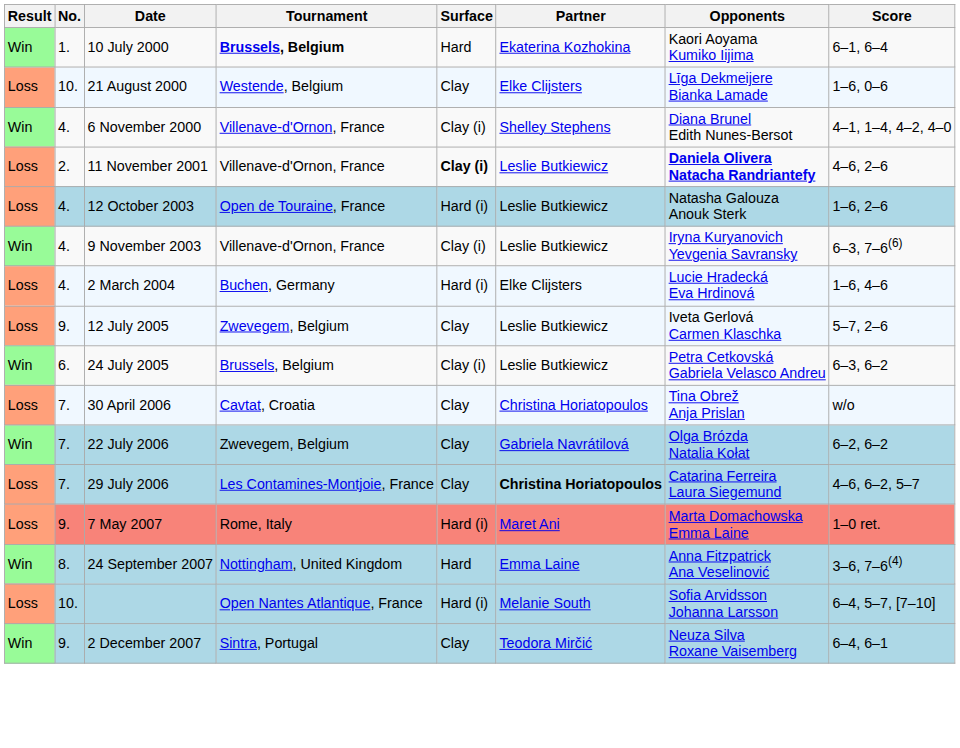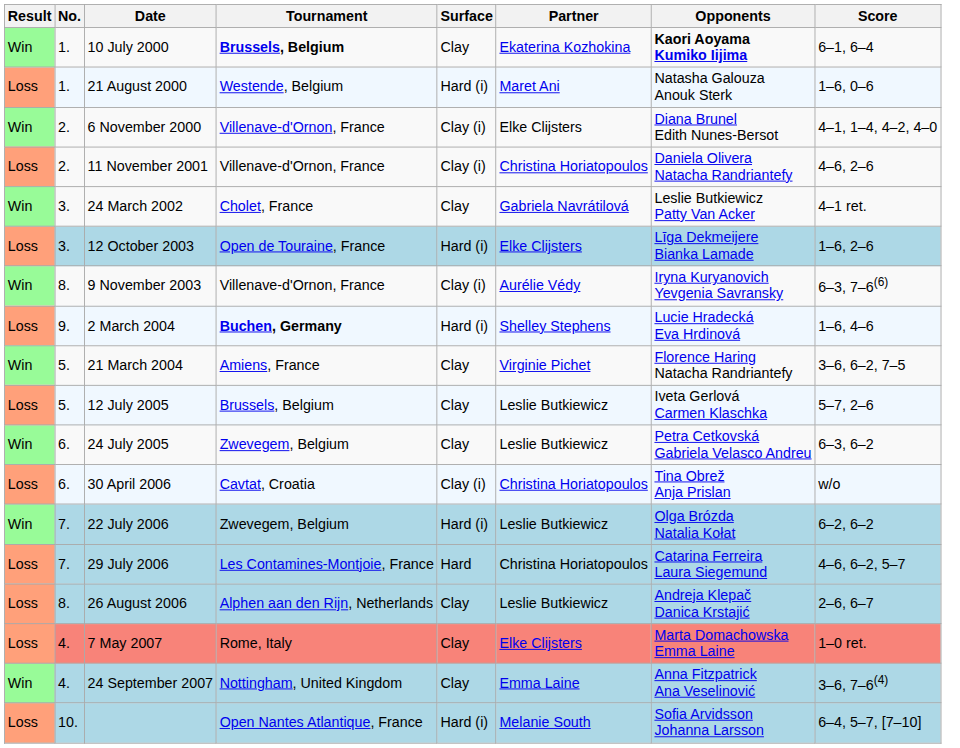(456, 47) Hard -> (455, 47) Clay
(713, 47) normal -> (702, 47) bold
(68, 86) 10. -> (64, 86) 1.
(455, 86) Clay -> (464, 86) Hard (i)
(541, 86) Elke Clijsters -> (530, 86) Maret Ani
(721, 86) Līga Dekmeijere Bianka Lamade -> (710, 86) Natasha Galouza Anouk Sterk
(64, 126) 4. -> (64, 126) 2.
(555, 126) Shelley Stephens -> (541, 126) Elke Clijsters
(464, 166) bold -> (463, 166) normal
(554, 166) Leslie Butkiewicz -> (574, 166) Christina Horiatopoulos
(742, 166) bold -> (723, 166) normal
+ row: (135, 205)
(64, 205) 4. -> (64, 245) 3.
(554, 205) Leslie Butkiewicz -> (541, 245) Elke Clijsters
(724, 205) Natasha Galouza Anouk Sterk -> (706, 245) Līga Dekmeijere Bianka Lamade
(64, 245) 4. -> (64, 285) 8.
(554, 245) Leslie Butkiewicz -> (540, 285) Aurélie Védy
(64, 285) 4. -> (64, 325) 9.
(277, 285) normal -> (281, 325) bold
(541, 285) Elke Clijsters -> (555, 325) Shelley Stephens
+ row: (135, 364)
(64, 325) 9. -> (64, 404) 5.
(284, 325) Zwevegem, Belgium -> (277, 404) Brussels, Belgium
(277, 364) Brussels, Belgium -> (284, 444) Zwevegem, Belgium
(463, 364) Clay (i) -> (455, 444) Clay
(64, 404) 7. -> (64, 484) 6.
(455, 404) Clay -> (463, 484) Clay (i)
(455, 444) Clay -> (464, 523) Hard (i)
(564, 444) Gabriela Navrátilová -> (554, 523) Leslie Butkiewicz
(455, 484) Clay -> (456, 563) Hard
(581, 484) bold -> (574, 563) normal
+ row: (137, 603)
(64, 523) 9. -> (64, 643) 4.
(464, 523) Hard (i) -> (455, 643) Clay
(530, 523) Maret Ani -> (541, 643) Elke Clijsters
(64, 563) 8. -> (64, 682) 4.
(456, 563) Hard -> (455, 682) Clay
- row: (144, 643)
